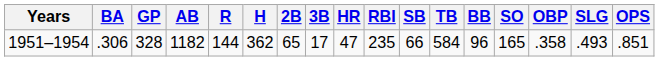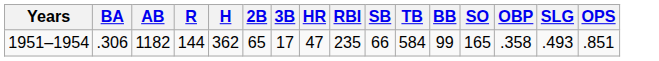- column: (149, 17)
(479, 42) 96 -> (445, 42) 99
